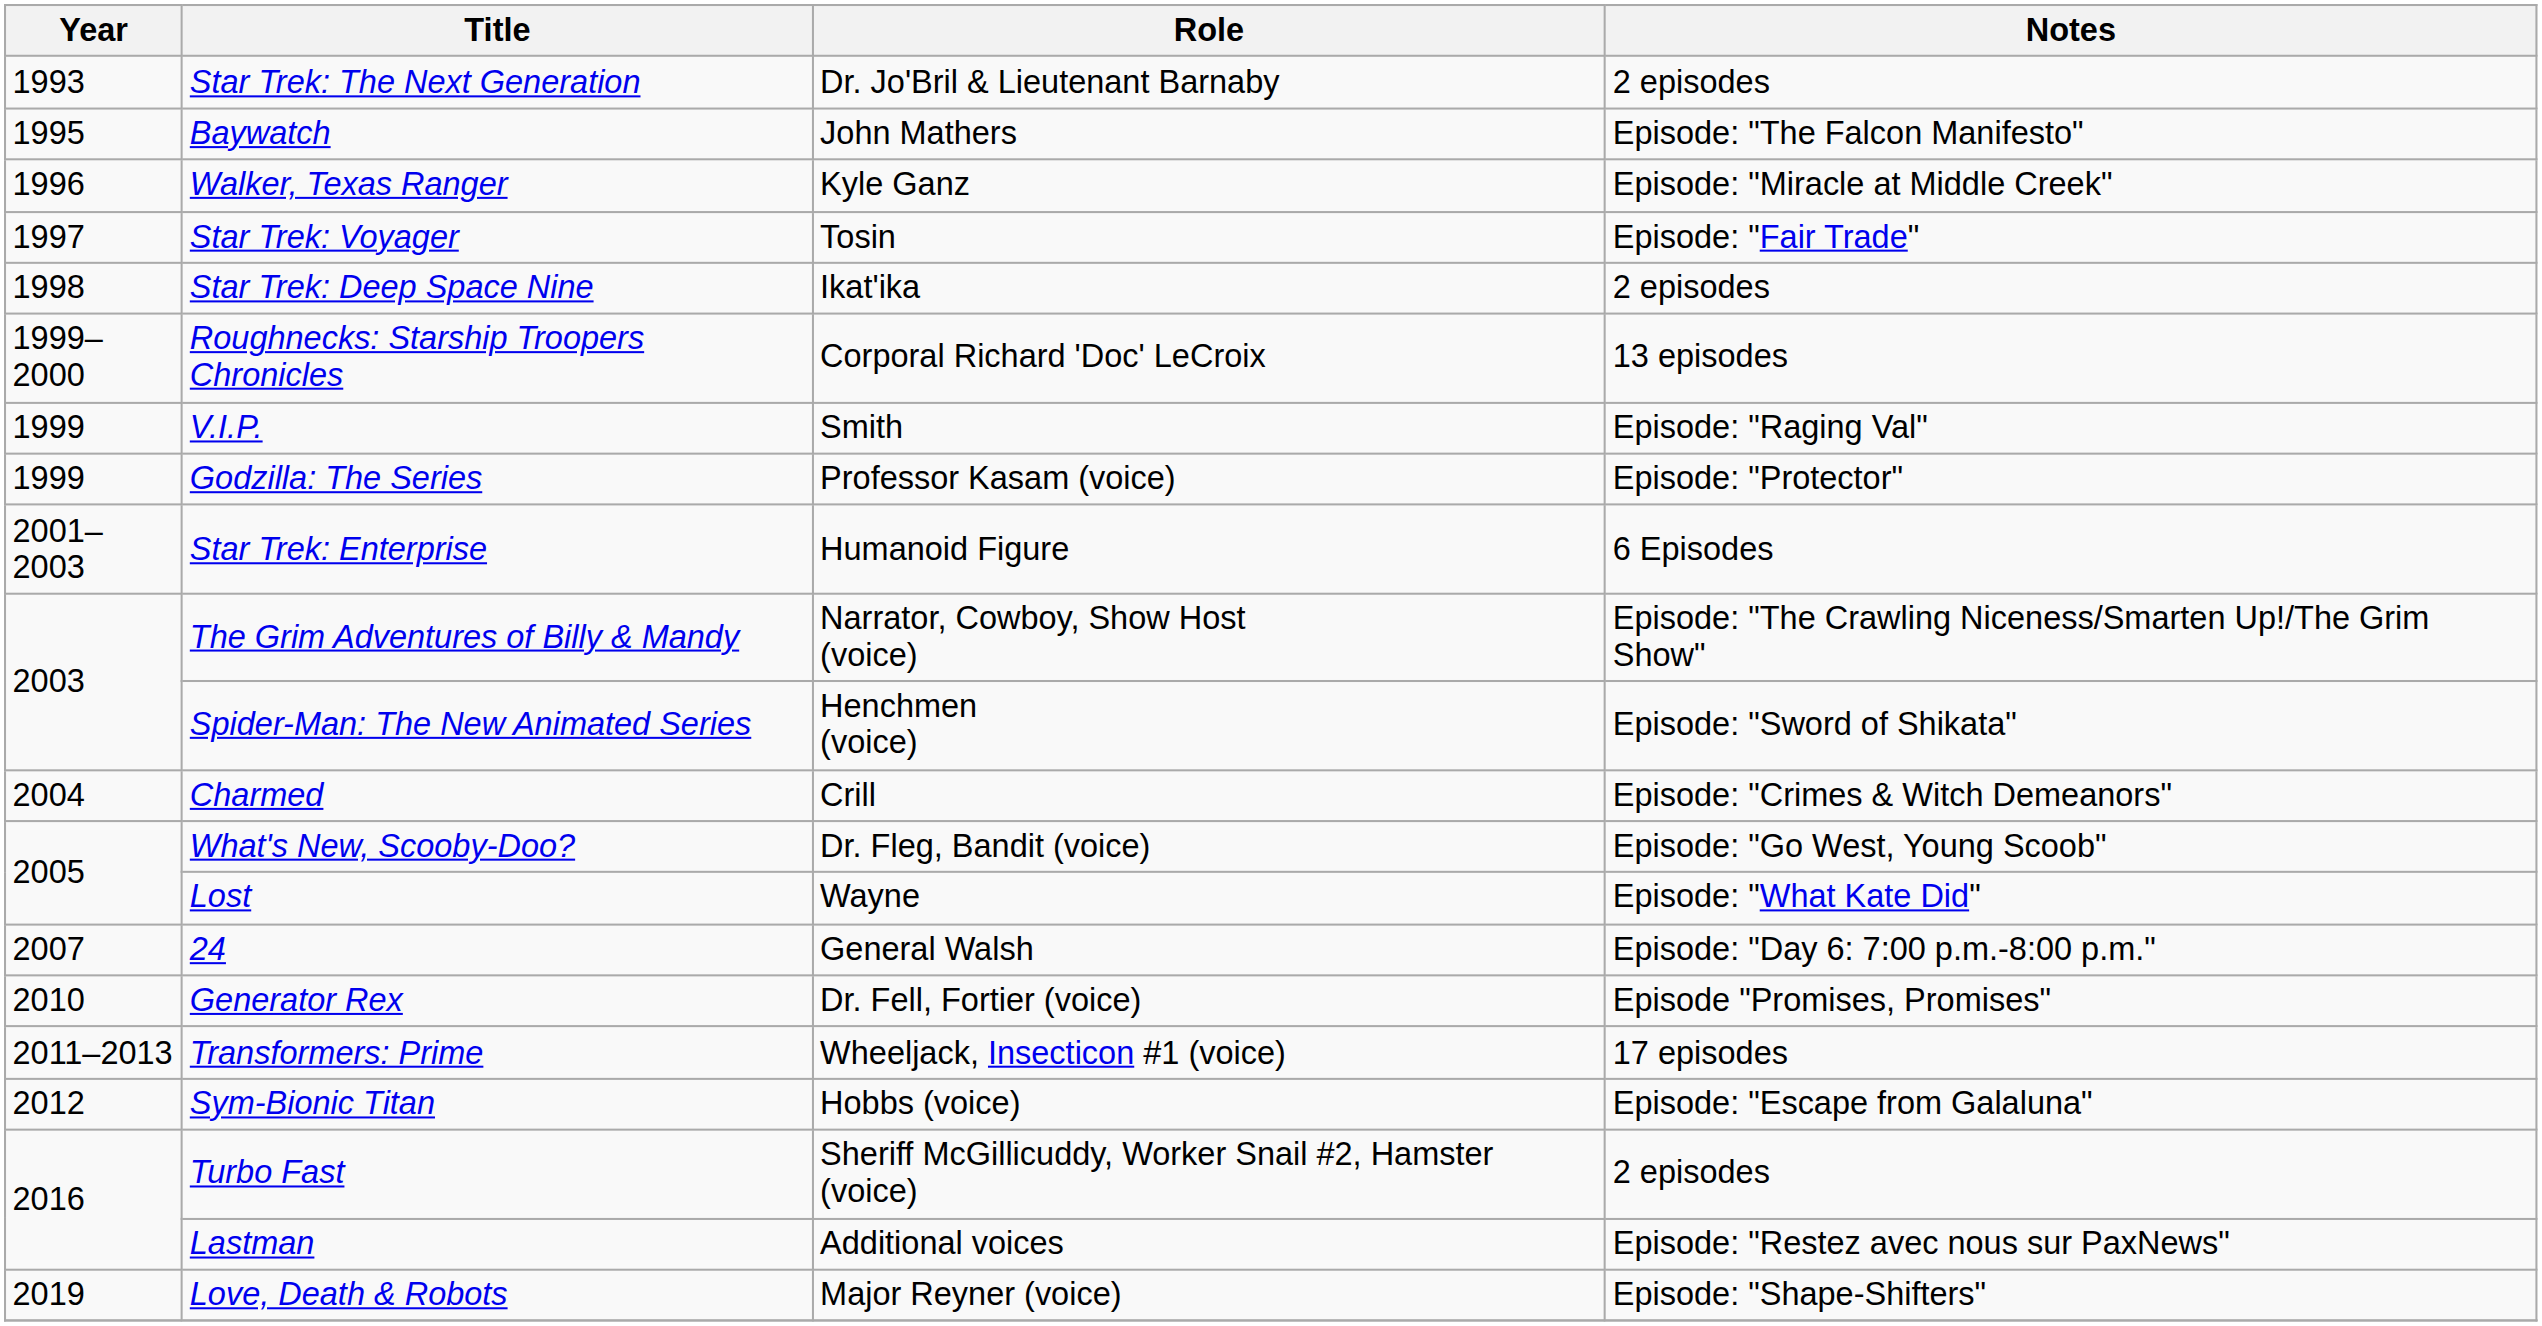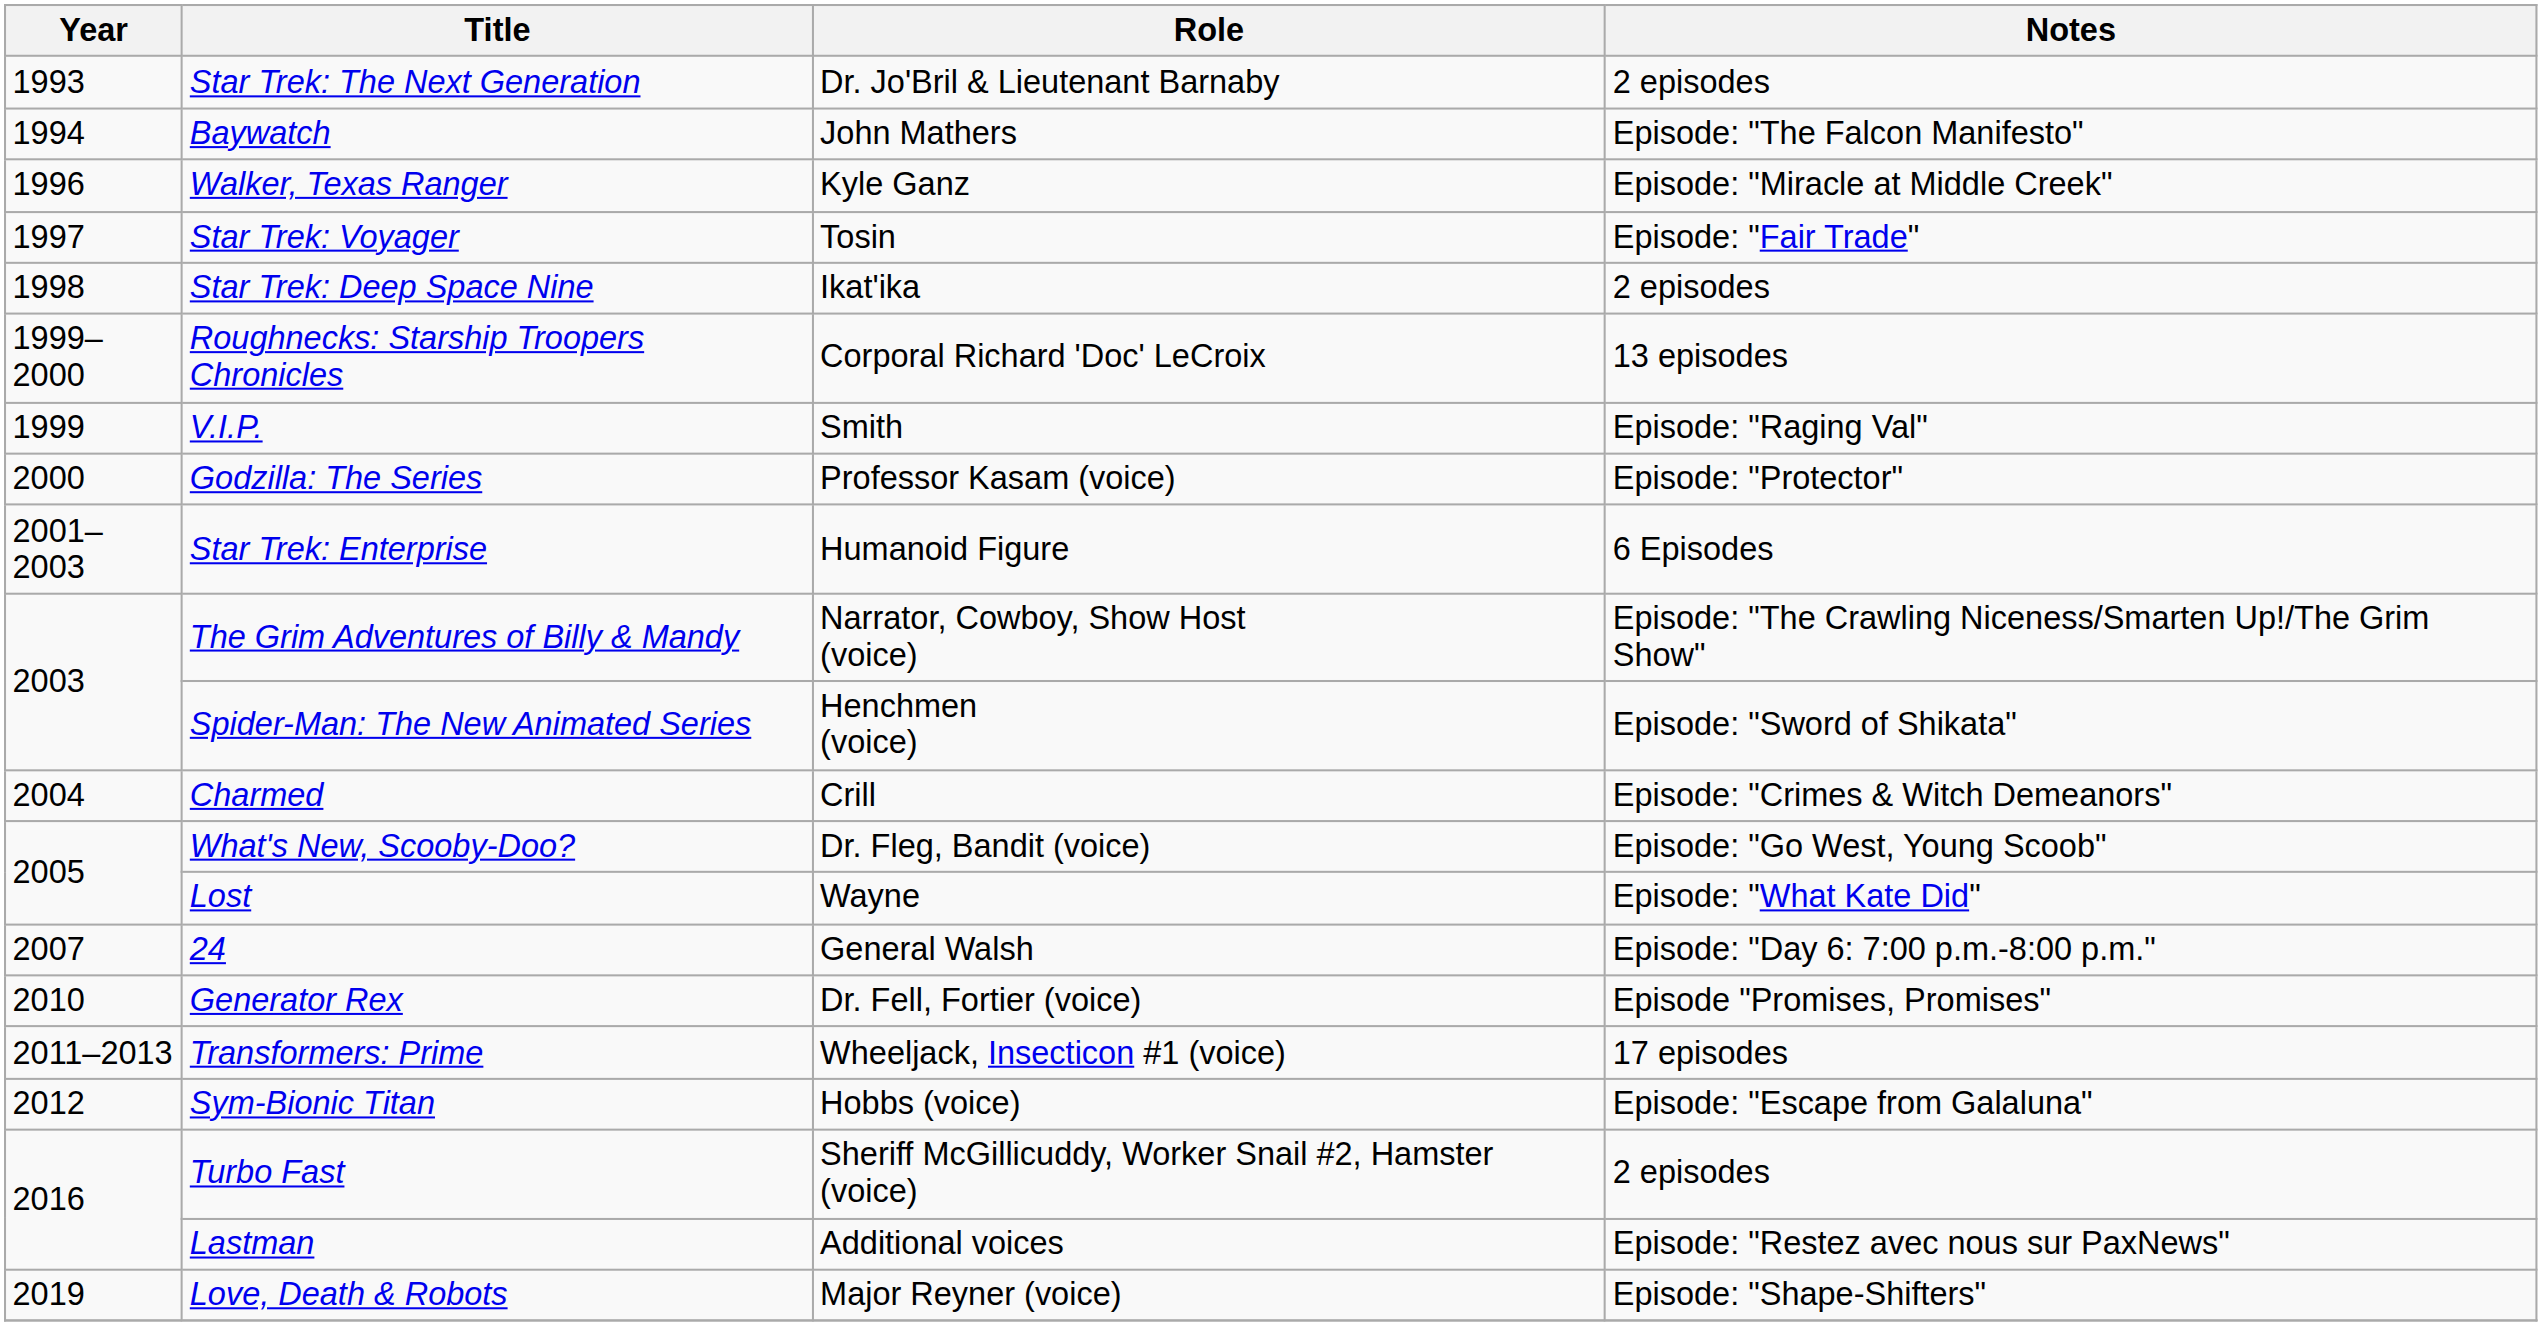(49, 133) 1995 -> (49, 133) 1994
(49, 478) 1999 -> (49, 478) 2000
